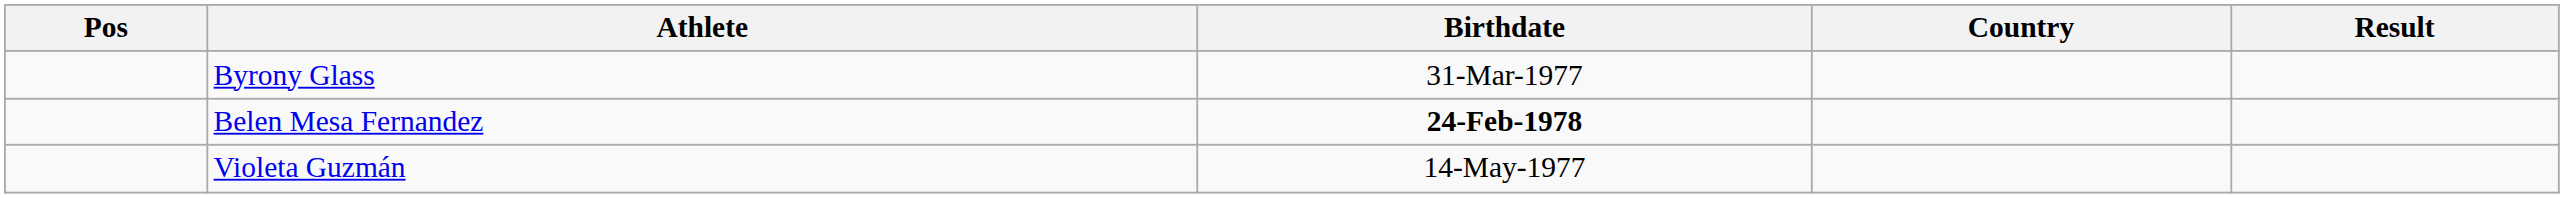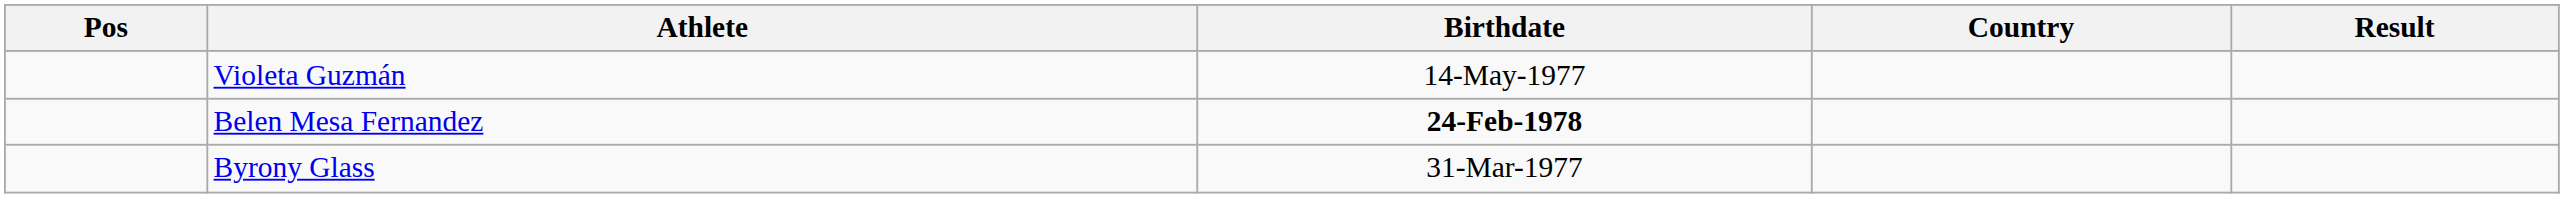rows swapped: (294, 74) <-> (310, 167)
